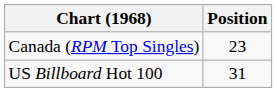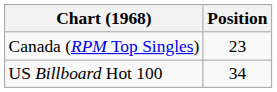(237, 73) 31 -> (237, 73) 34
